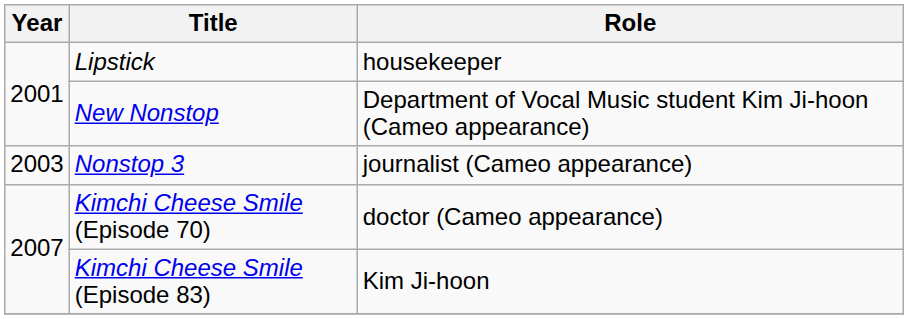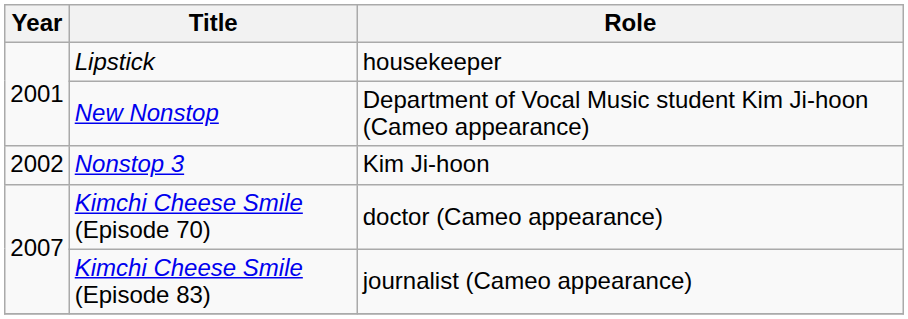(37, 164) 2003 -> (37, 164) 2002
(528, 164) journalist (Cameo appearance) -> (426, 164) Kim Ji-hoon
(426, 281) Kim Ji-hoon -> (528, 281) journalist (Cameo appearance)
